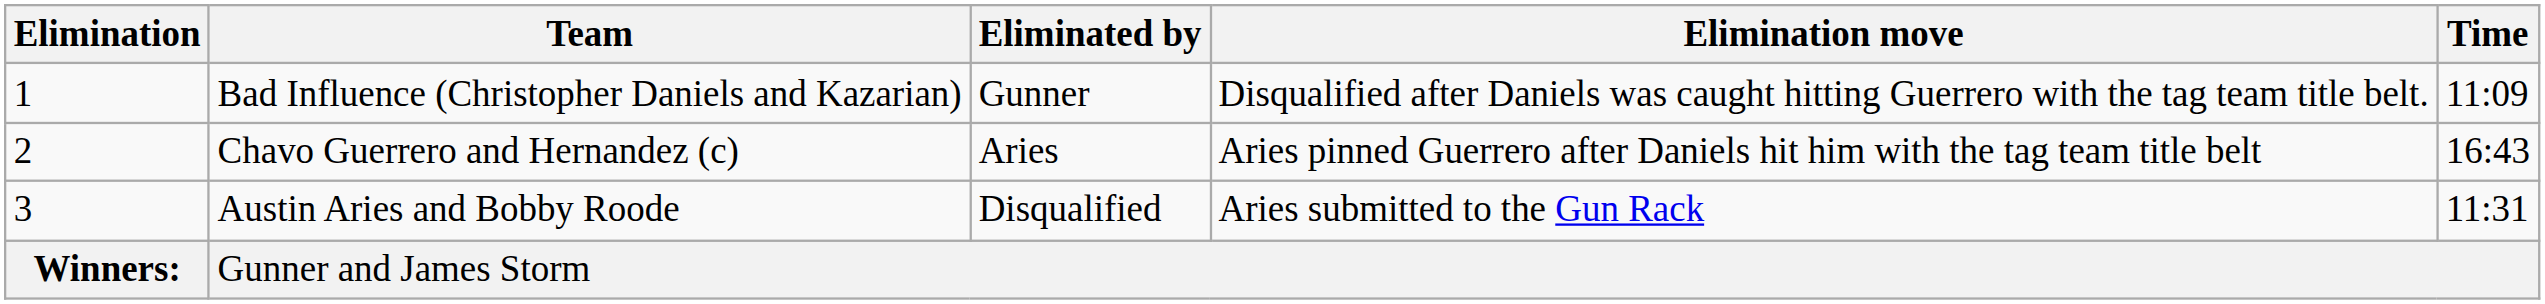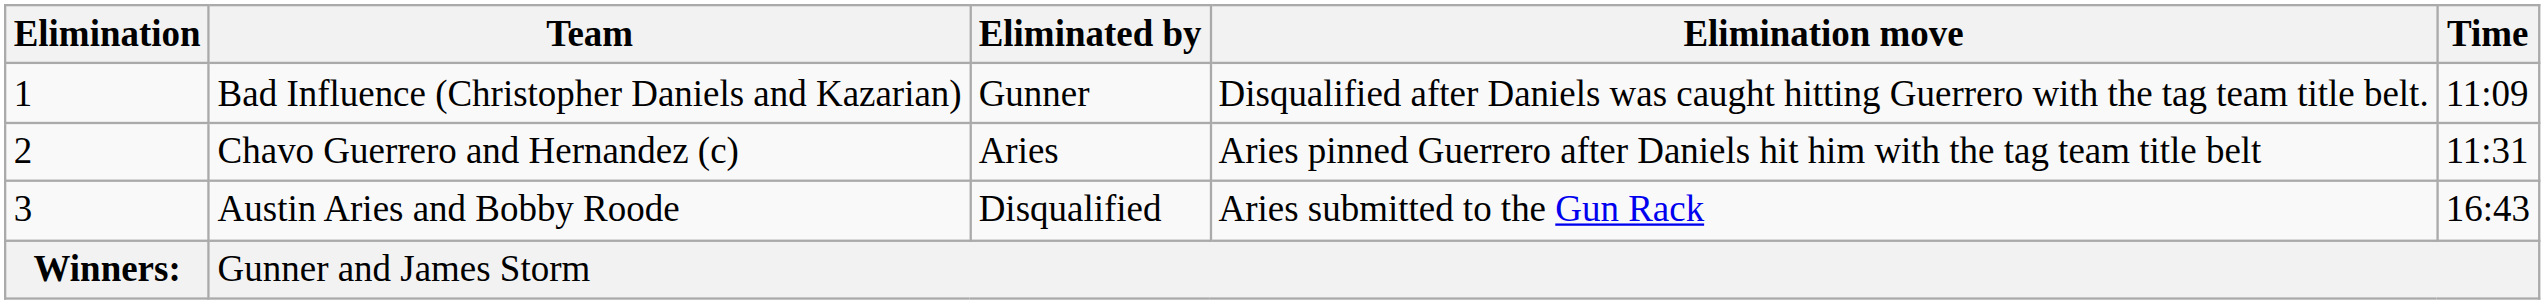(2488, 151) 16:43 -> (2487, 151) 11:31
(2487, 209) 11:31 -> (2488, 209) 16:43
